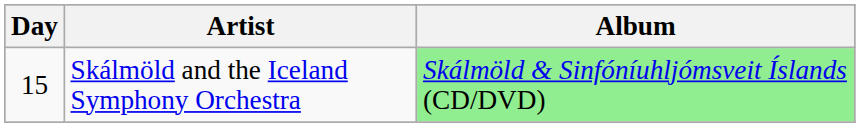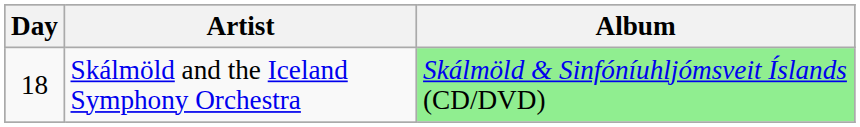(35, 84) 15 -> (35, 84) 18
